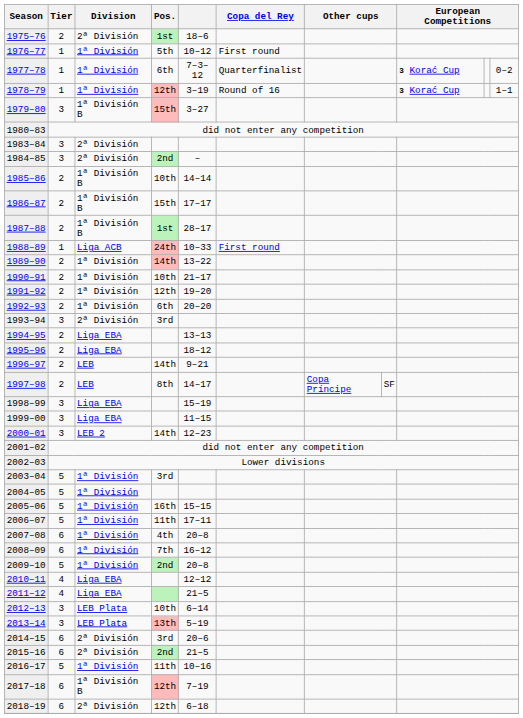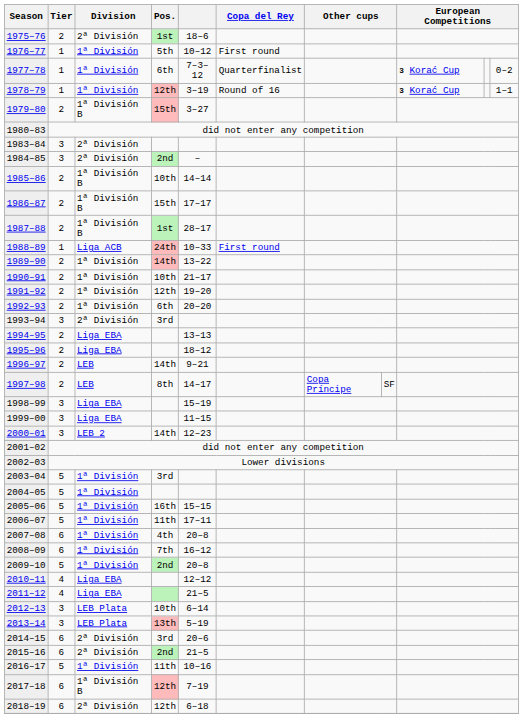(61, 110) 3 -> (61, 110) 2
